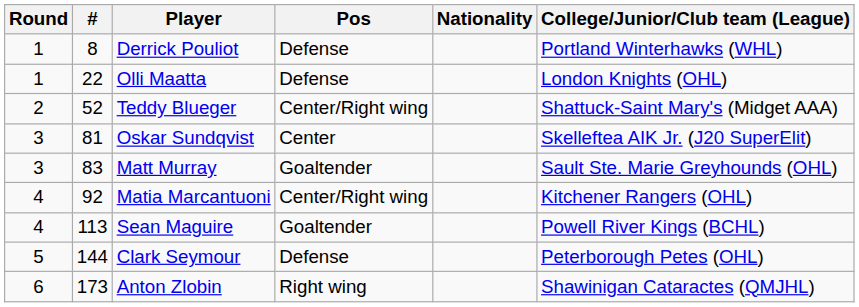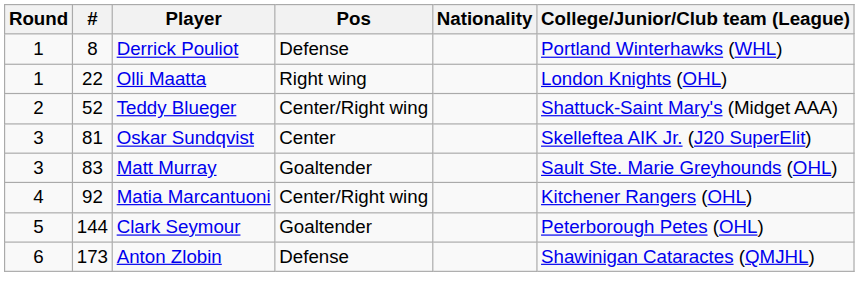(314, 78) Defense -> (323, 78) Right wing
- row: (175, 227)
(314, 256) Defense -> (326, 227) Goaltender
(323, 286) Right wing -> (314, 256) Defense
